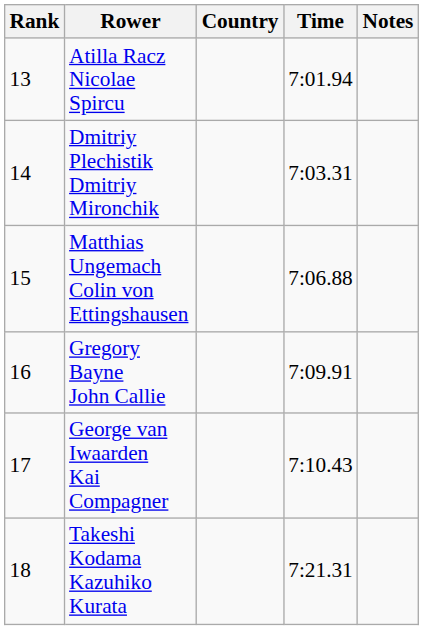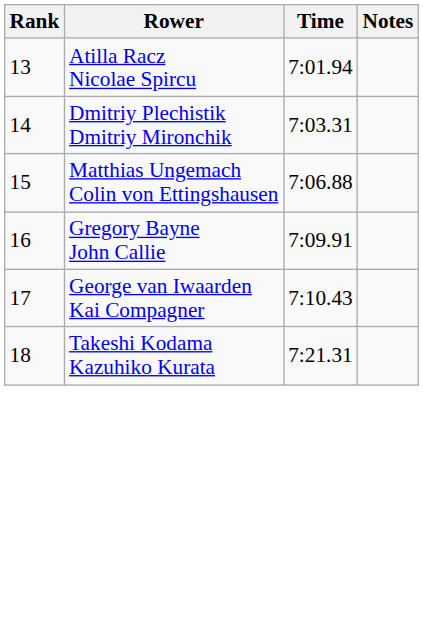- column: (240, 21)
